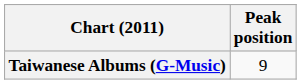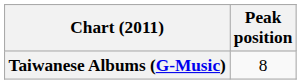(263, 65) 9 -> (263, 65) 8
